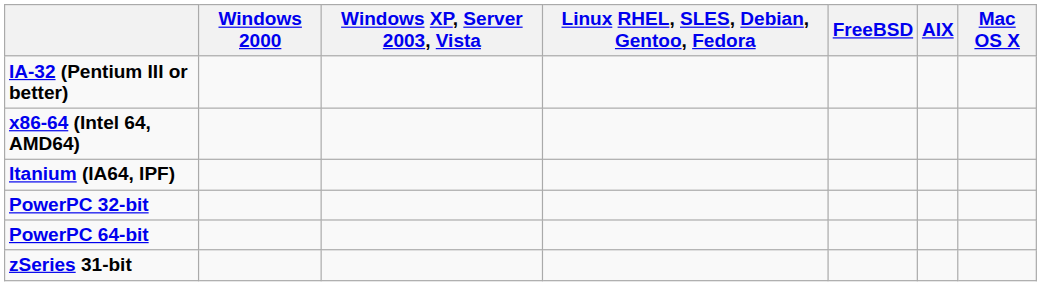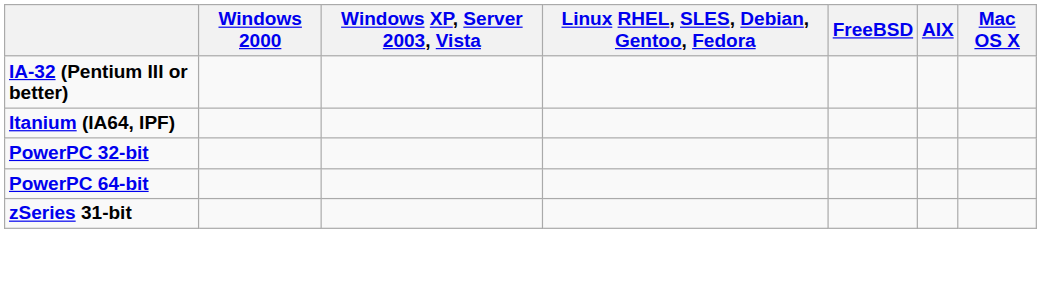- row: (80, 133)
